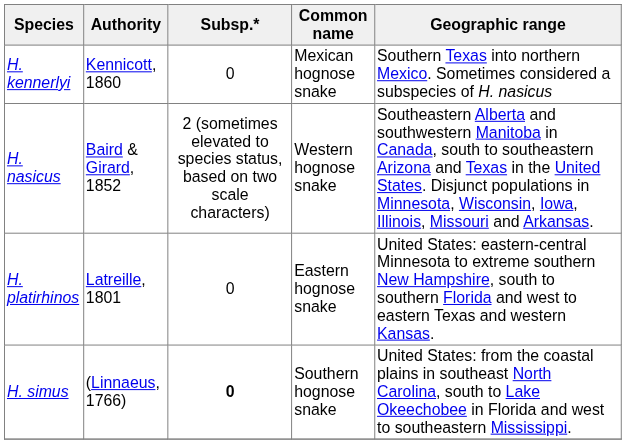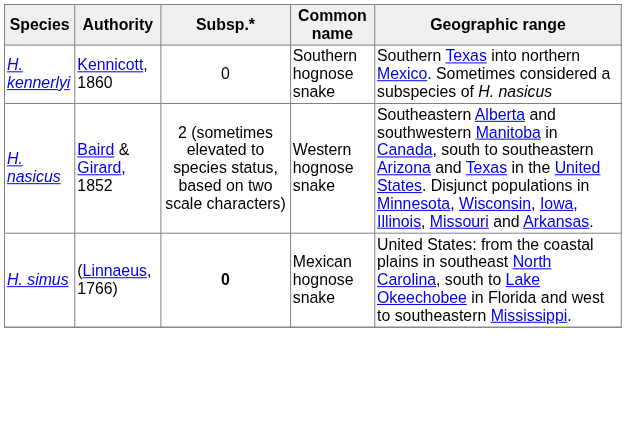(325, 74) Mexican hognose snake -> (325, 74) Southern hognose snake
- row: (43, 289)
(326, 392) Southern hognose snake -> (323, 280) Mexican hognose snake
